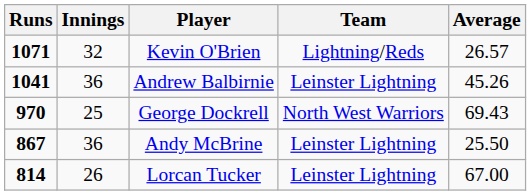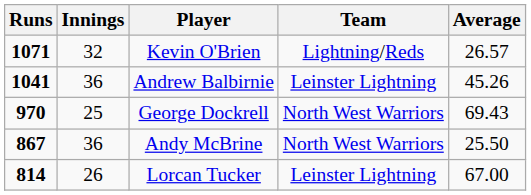(363, 143) Leinster Lightning -> (363, 143) North West Warriors
